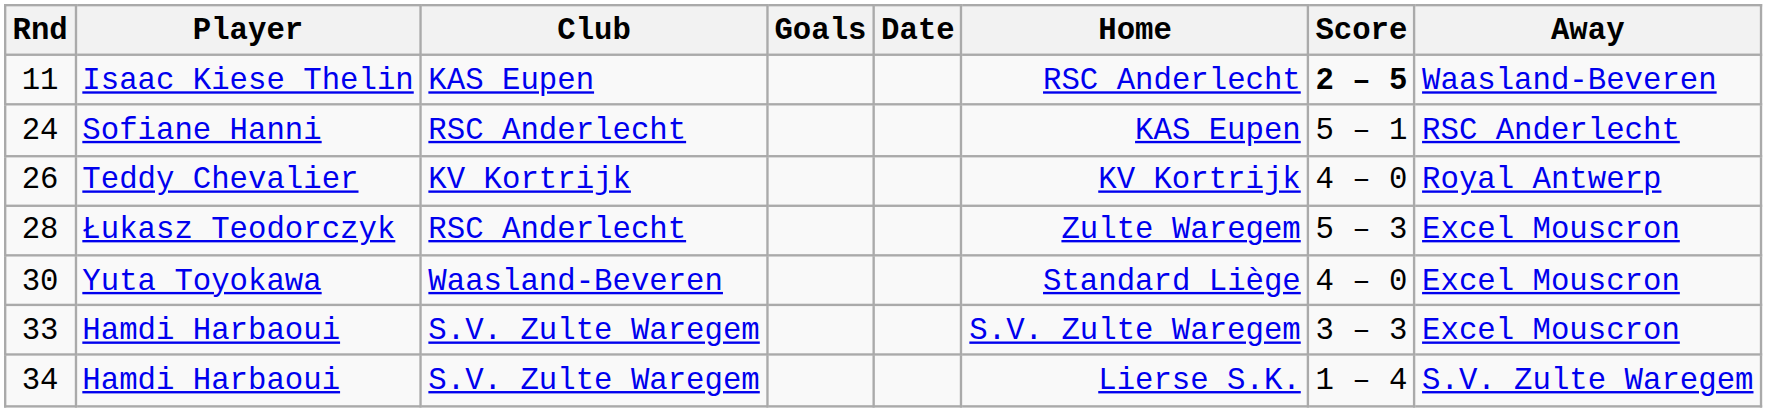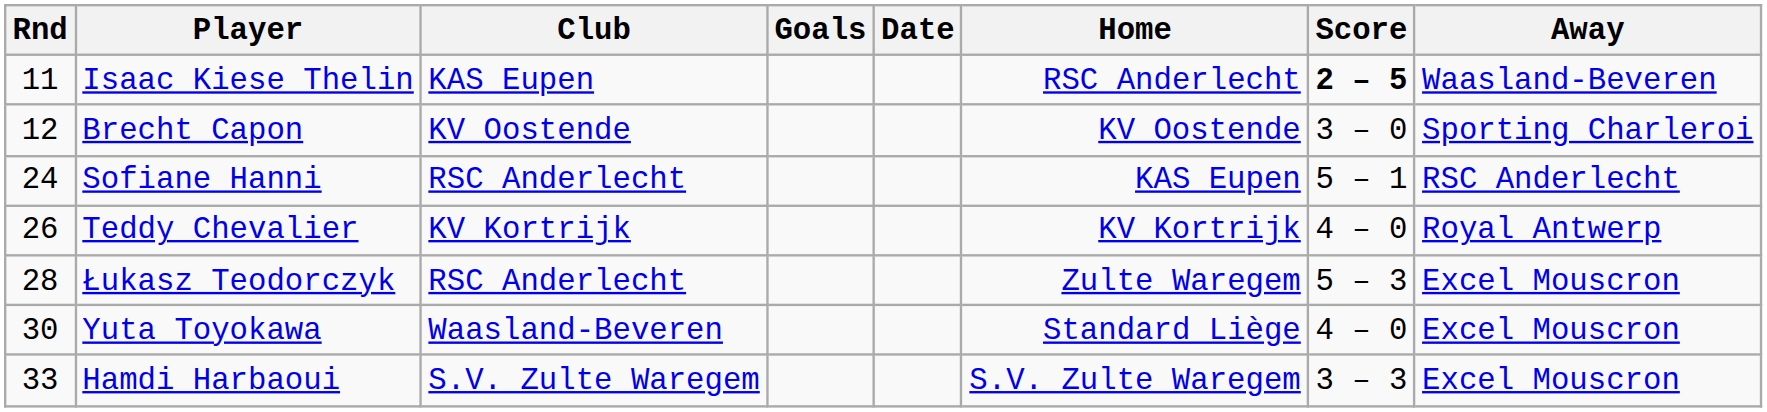+ row: (40, 130)
- row: (40, 380)
